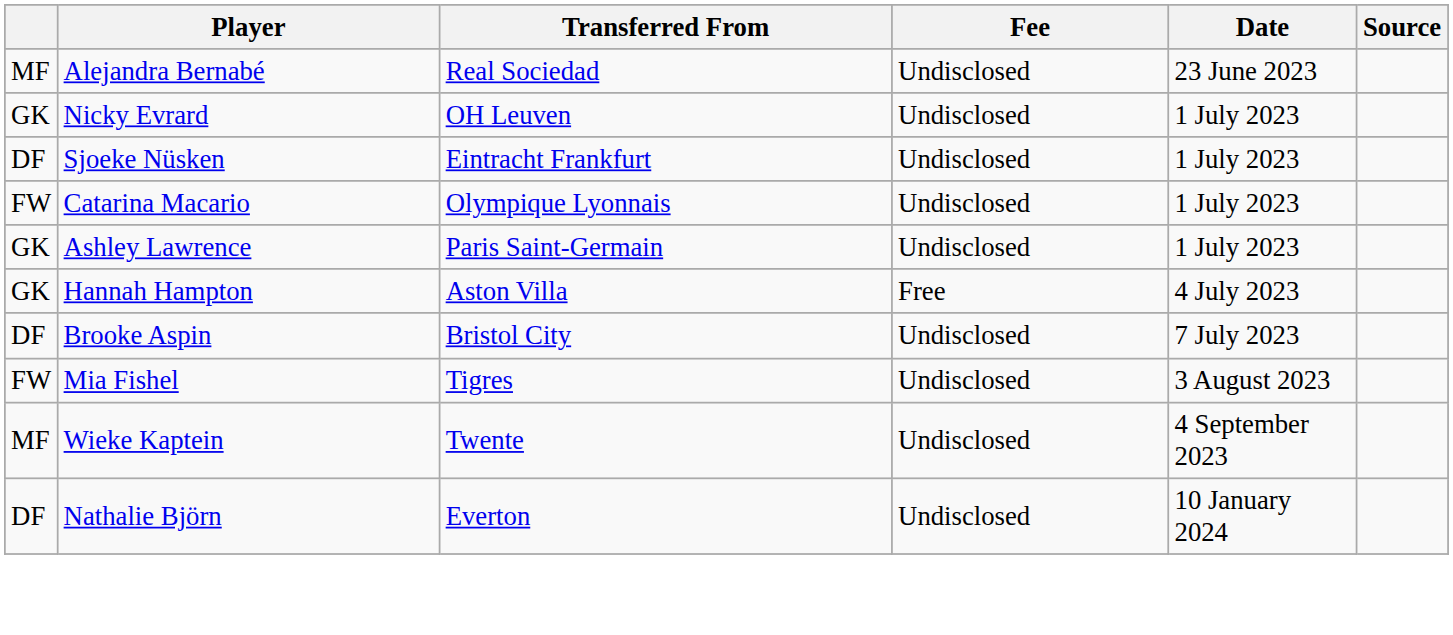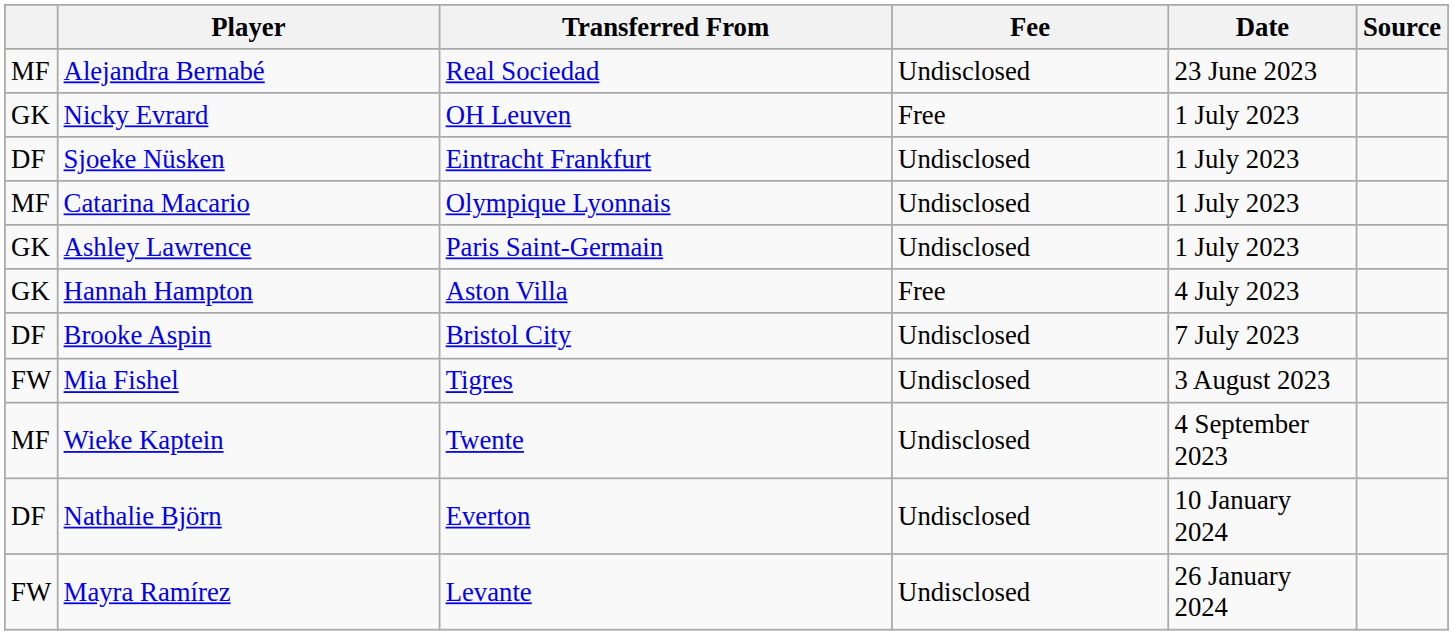(964, 114) Undisclosed -> (922, 114) Free
(31, 203) FW -> (30, 203) MF
+ row: (147, 591)
